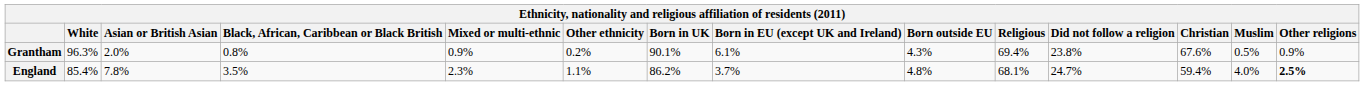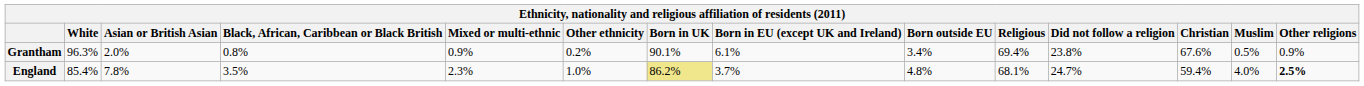(920, 52) 4.3% -> (920, 52) 3.4%
(578, 71) 1.1% -> (578, 71) 1.0%
(665, 71) no background -> (665, 71) khaki background
